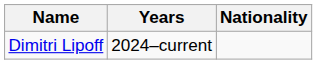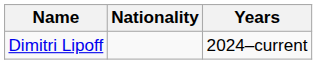columns swapped: (264, 18) <-> (162, 18)
